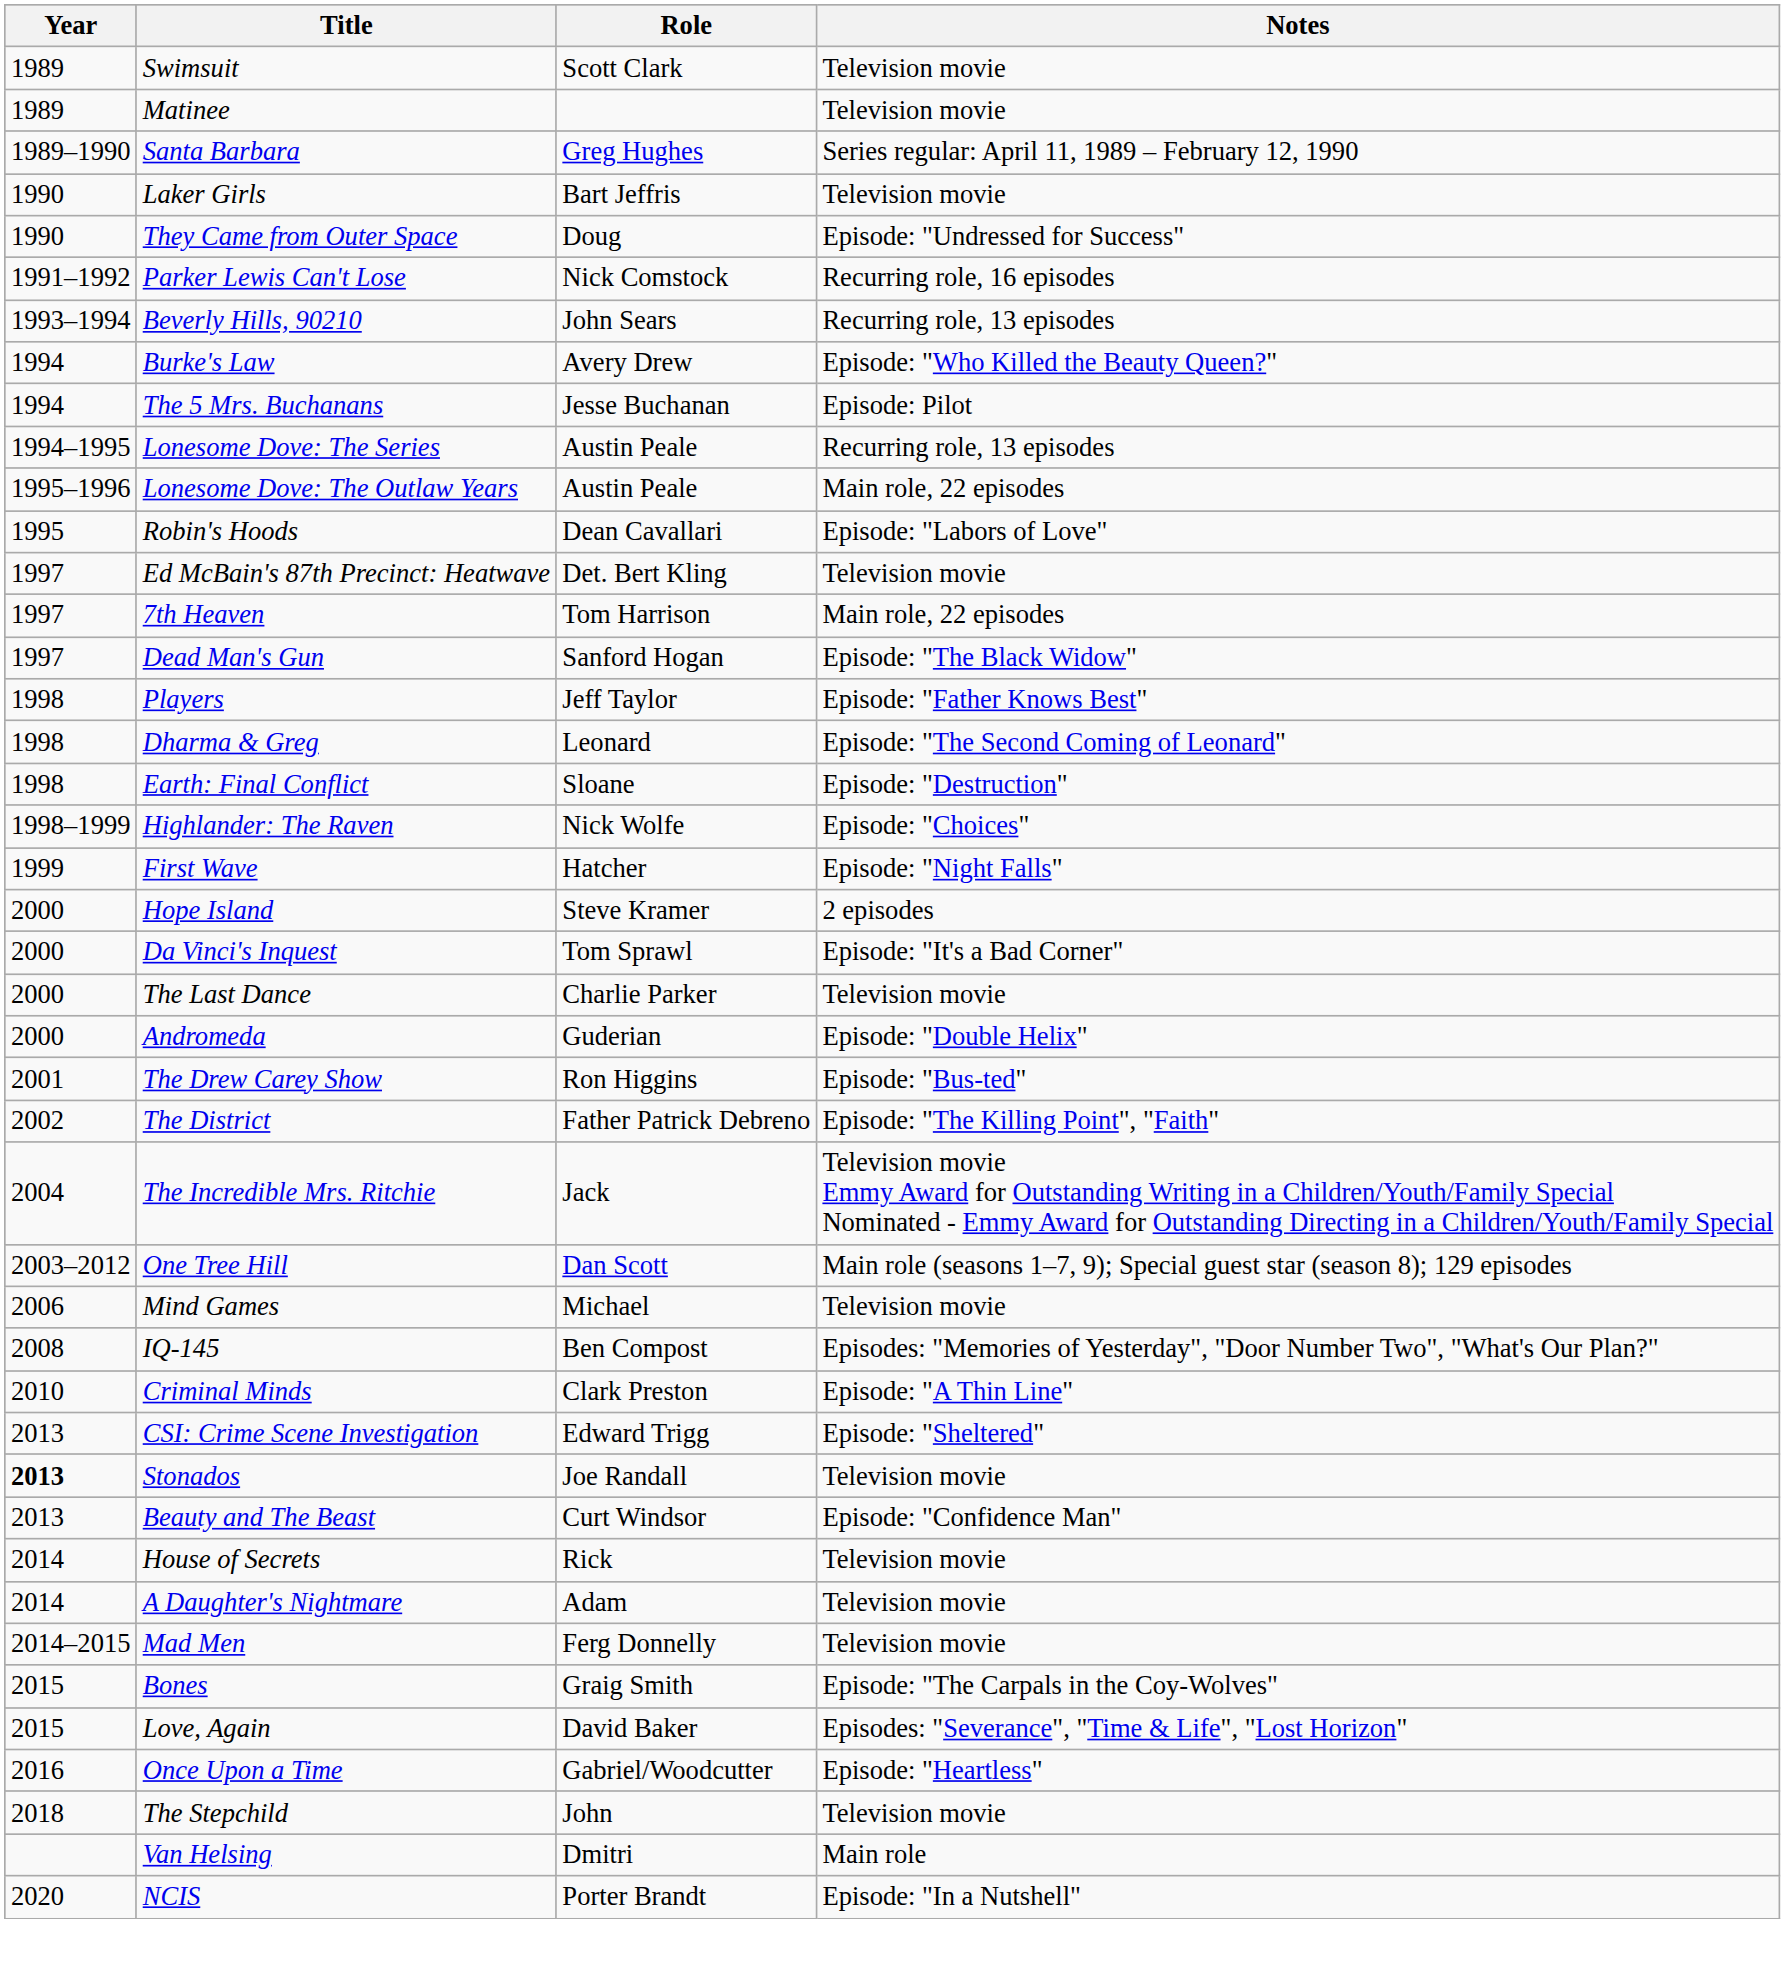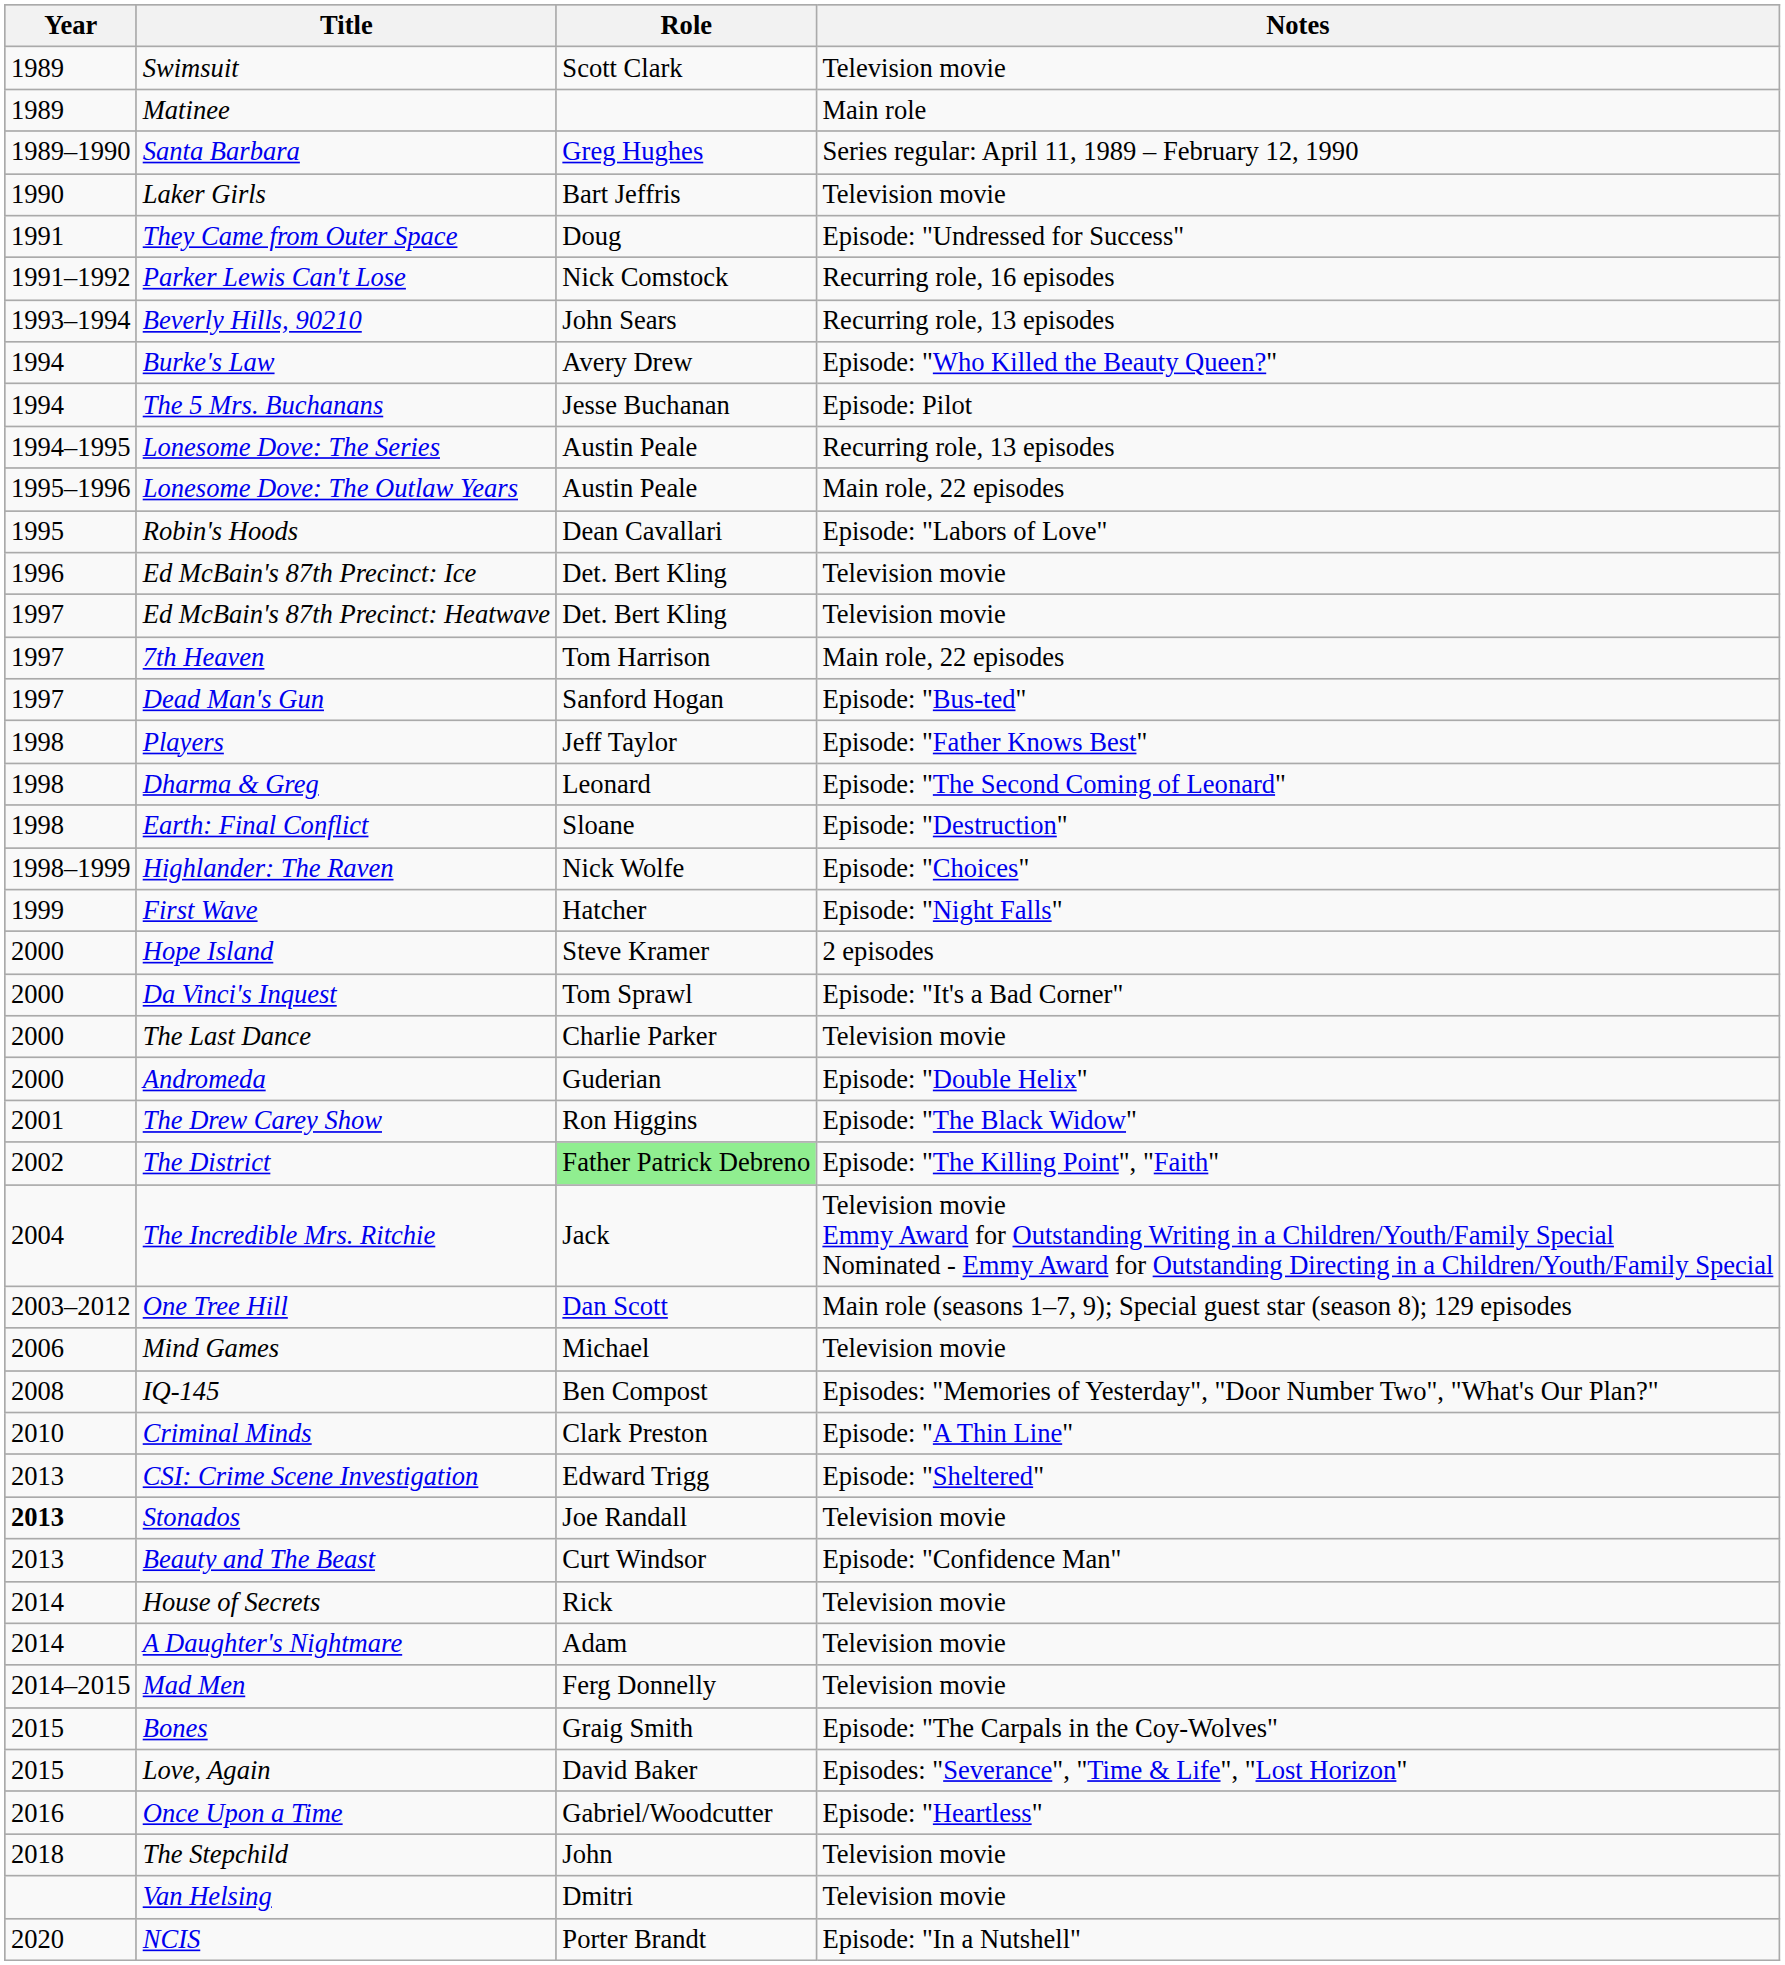(914, 109) Television movie -> (874, 109) Main role
(38, 236) 1990 -> (38, 236) 1991
+ row: (310, 573)
(980, 657) Episode: "The Black Widow" -> (924, 699) Episode: "Bus-ted"
(924, 1078) Episode: "Bus-ted" -> (980, 1120) Episode: "The Black Widow"
(686, 1120) no background -> (686, 1162) lightgreen background
(874, 1854) Main role -> (914, 1896) Television movie
